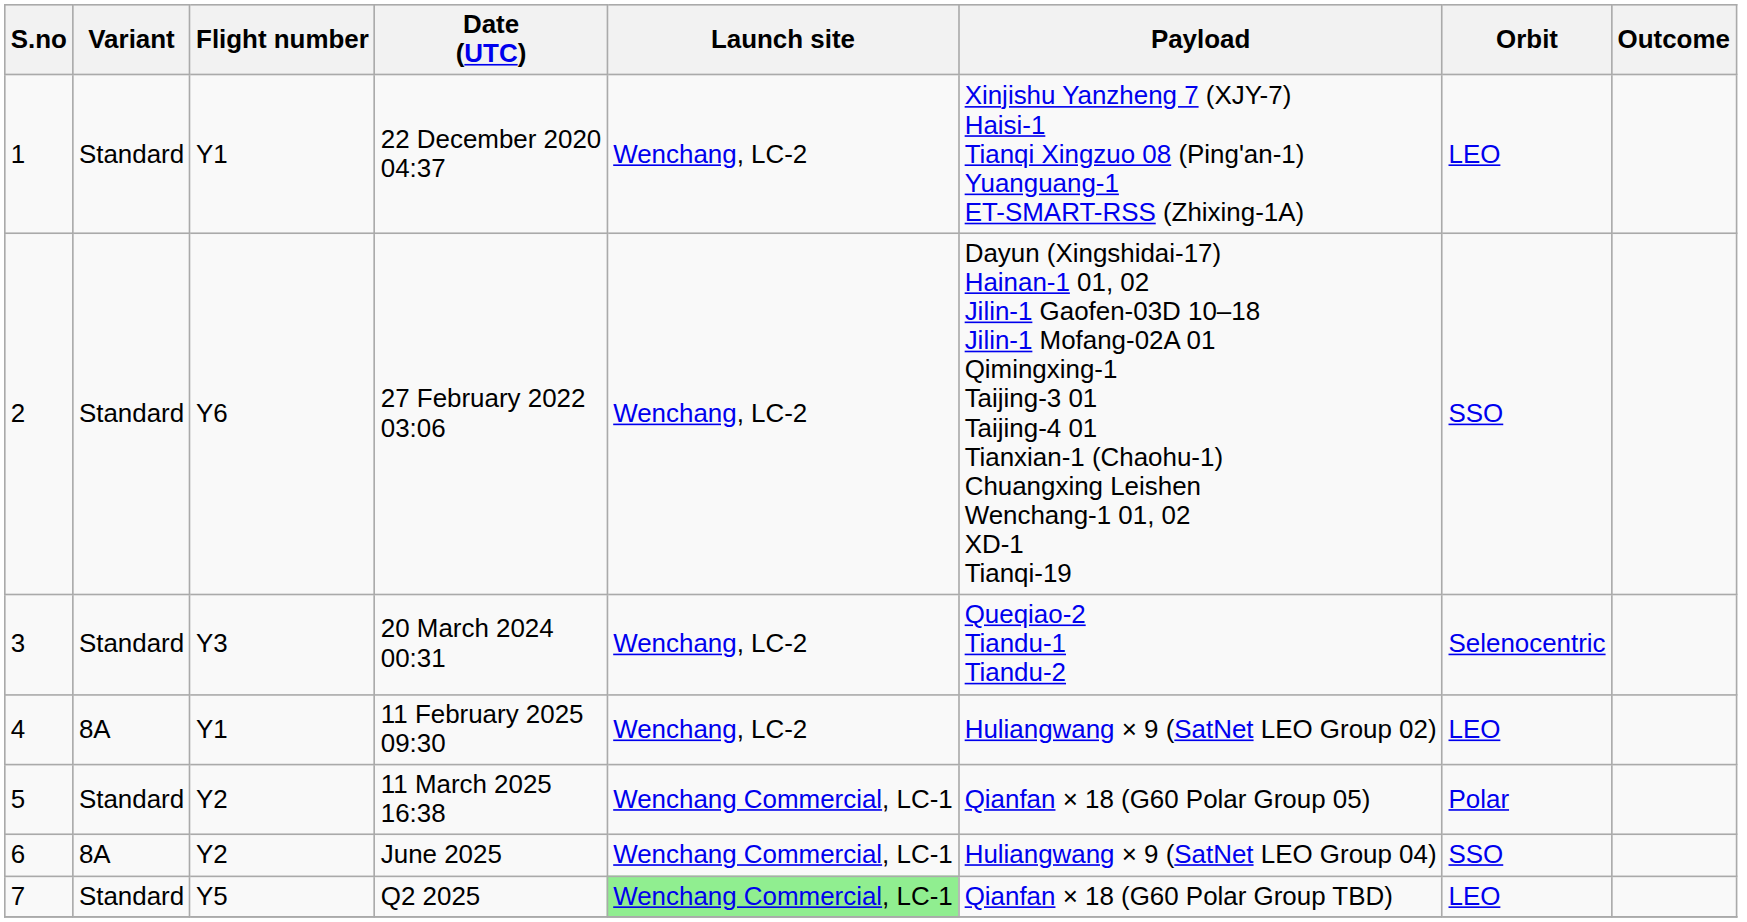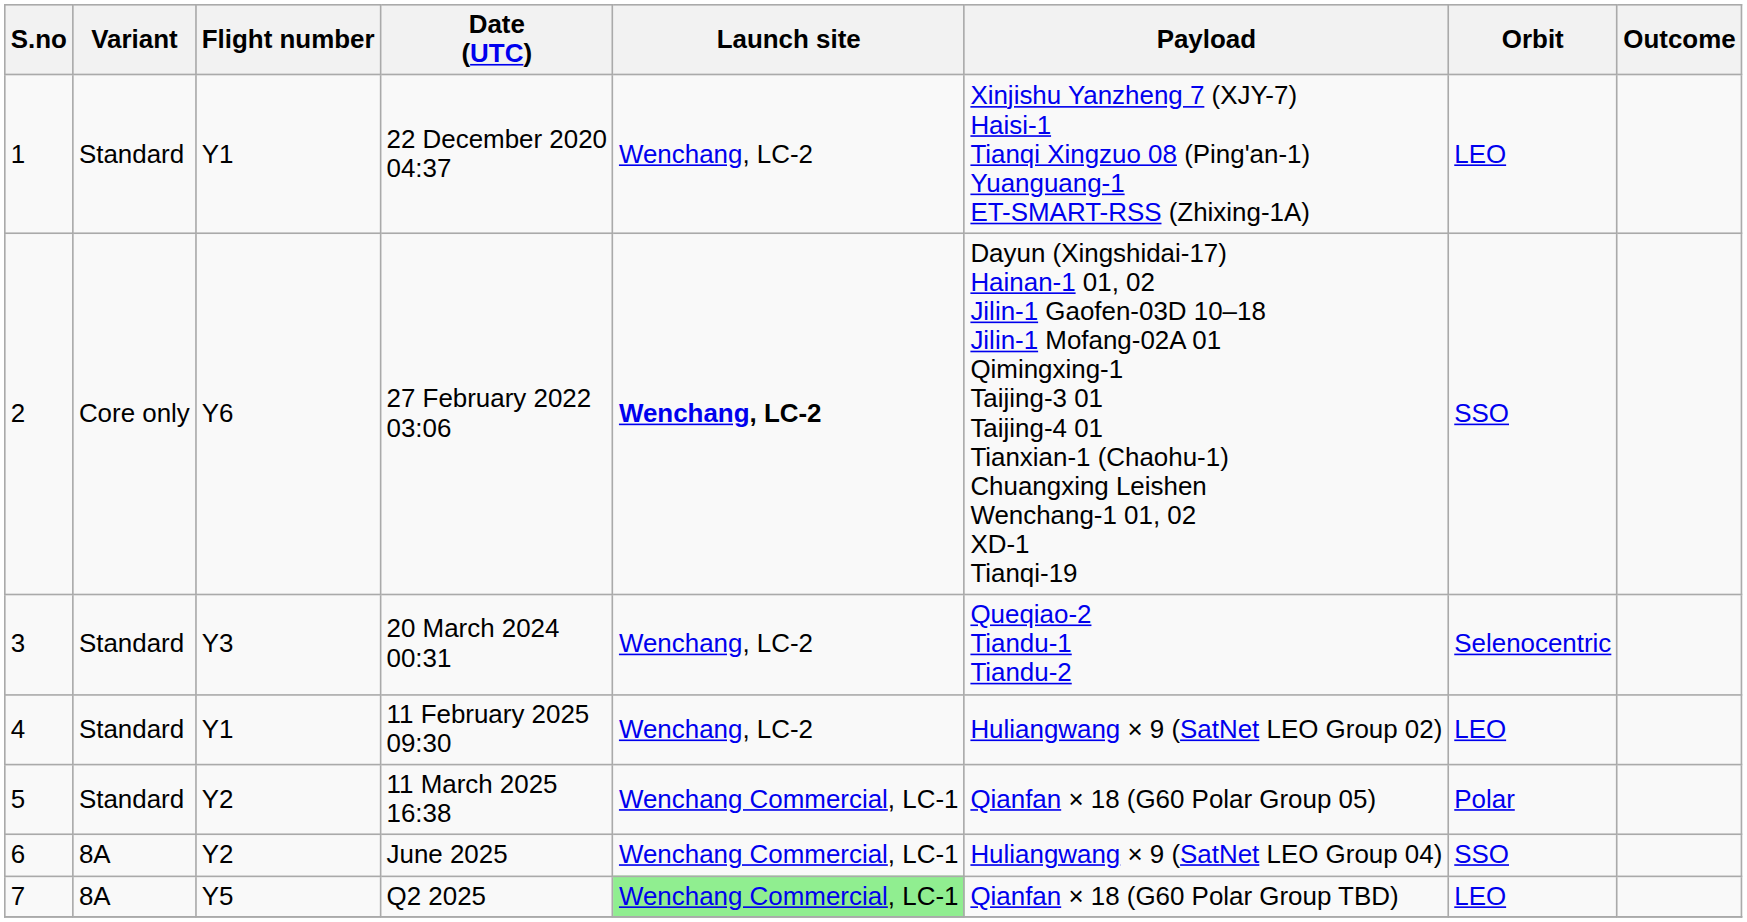(131, 413) Standard -> (134, 413) Core only
(710, 413) normal -> (720, 413) bold
(95, 728) 8A -> (131, 728) Standard
(131, 896) Standard -> (95, 896) 8A
